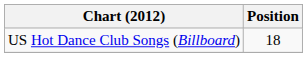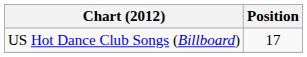(273, 40) 18 -> (273, 40) 17
